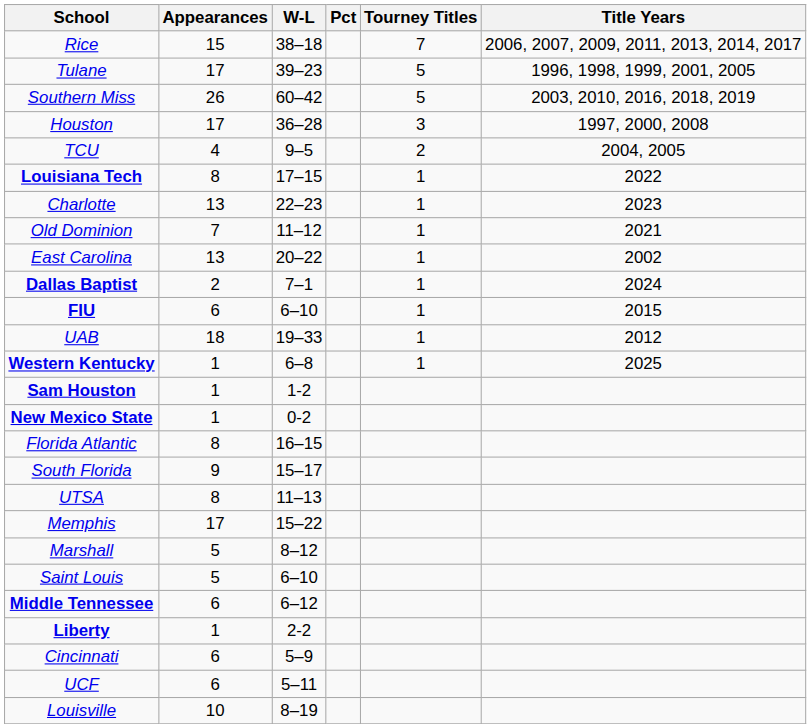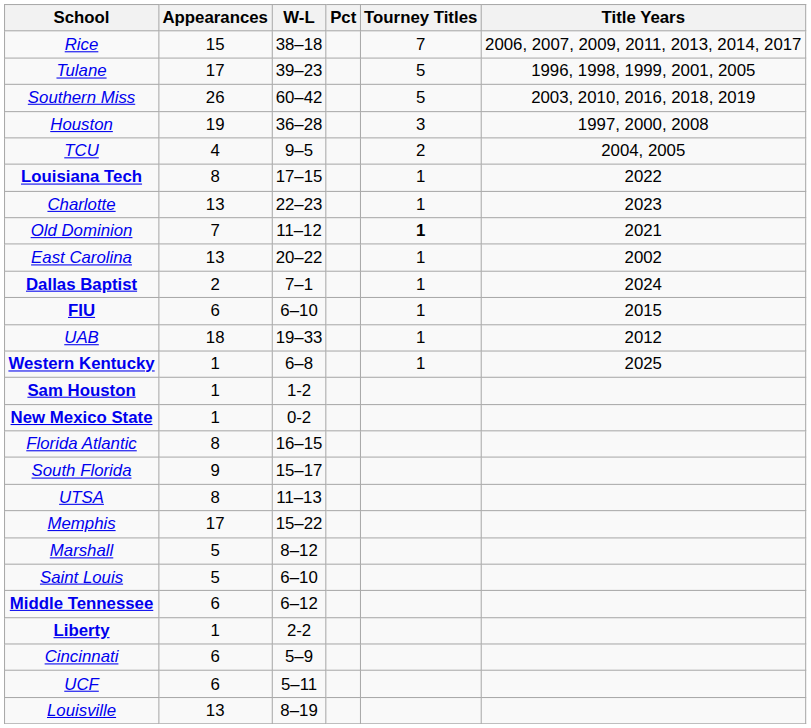(215, 124) 17 -> (215, 124) 19
(421, 230) normal -> (421, 230) bold
(215, 710) 10 -> (215, 710) 13
